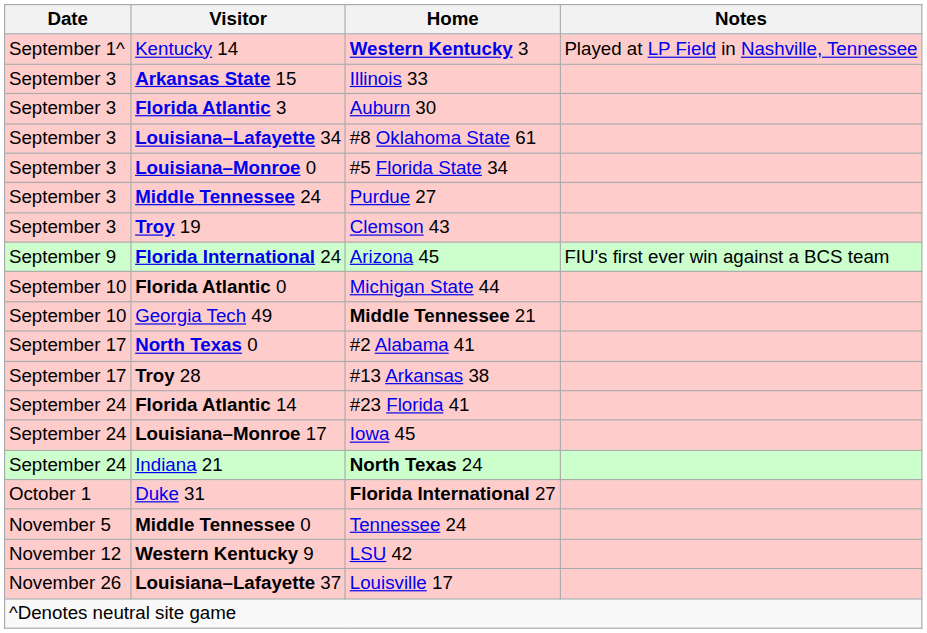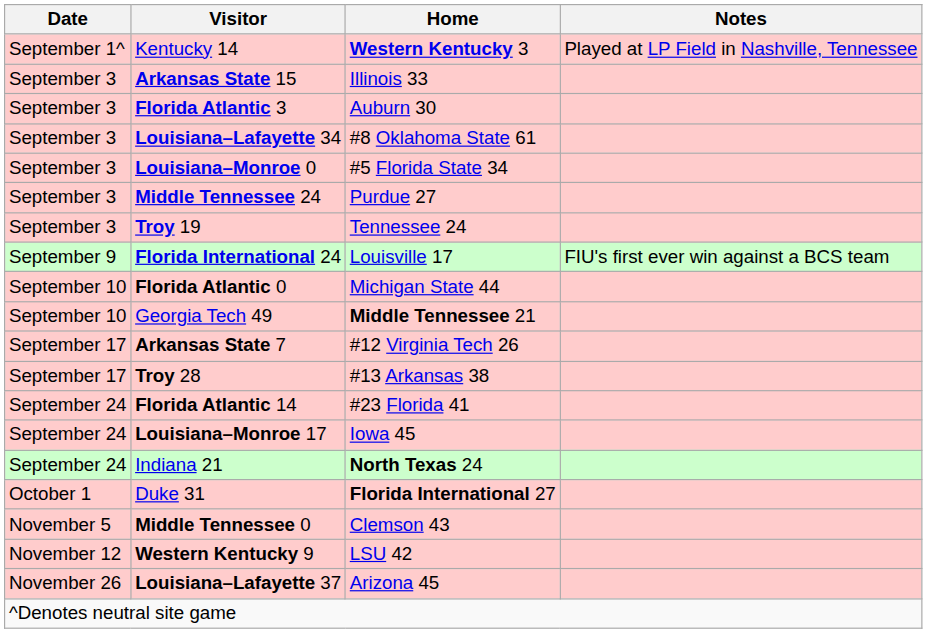(400, 227) Clemson 43 -> (408, 227) Tennessee 24
(395, 256) Arizona 45 -> (401, 256) Louisville 17
+ row: (211, 345)
- row: (196, 345)
(408, 524) Tennessee 24 -> (400, 524) Clemson 43
(401, 583) Louisville 17 -> (395, 583) Arizona 45
